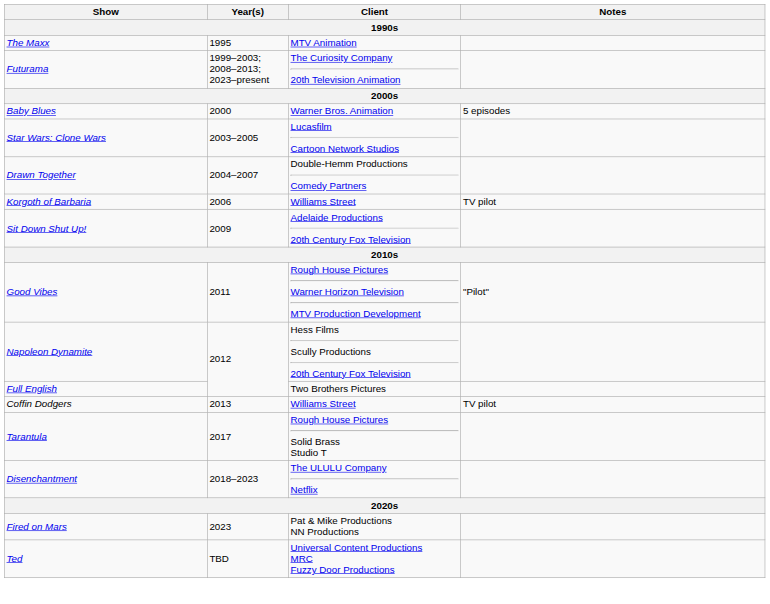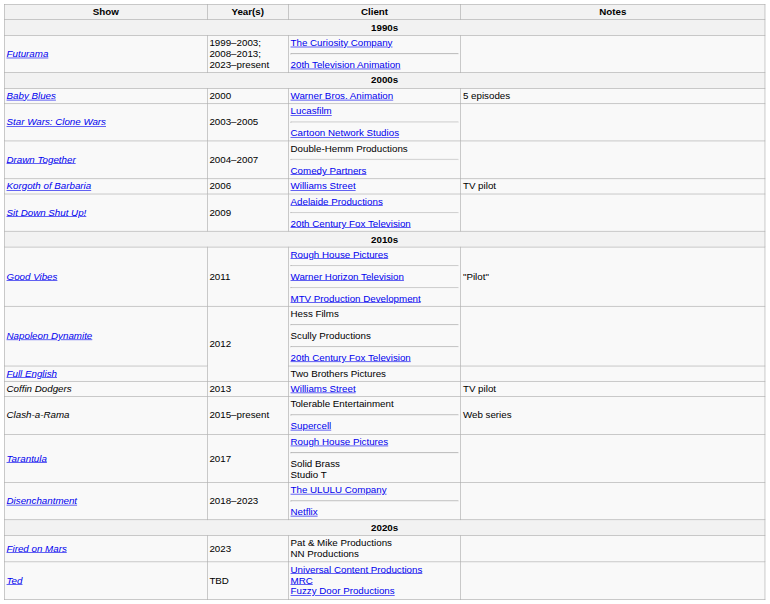- row: (28, 43)
+ row: (38, 415)
